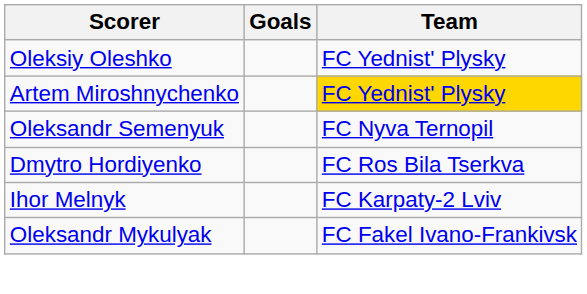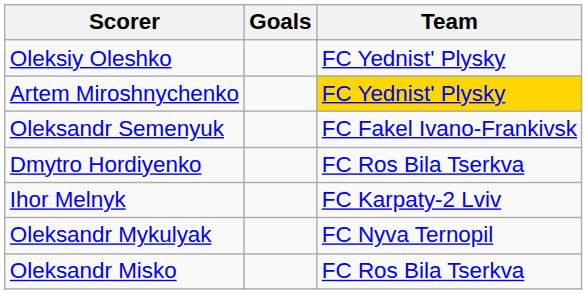(408, 128) FC Nyva Ternopil -> (449, 128) FC Fakel Ivano-Frankivsk
(449, 235) FC Fakel Ivano-Frankivsk -> (408, 235) FC Nyva Ternopil
+ row: (93, 270)
